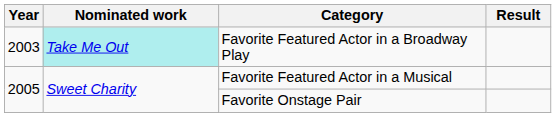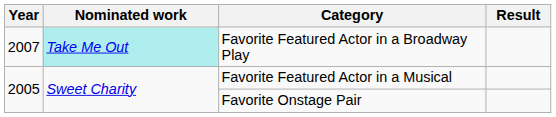(24, 46) 2003 -> (24, 46) 2007
